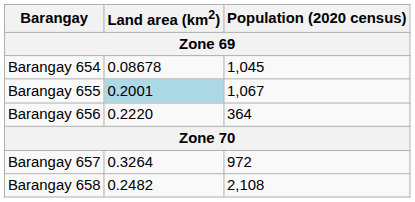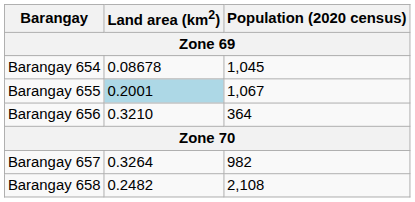(130, 114) 0.2220 -> (130, 114) 0.3210
(239, 161) 972 -> (239, 161) 982
